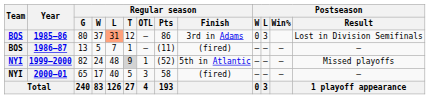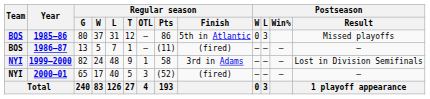(114, 37) lightsalmon background -> (114, 37) no background
(215, 37) 3rd in Adams -> (215, 37) 5th in Atlantic
(359, 37) Lost in Division Semifinals -> (359, 37) Missed playoffs
(130, 62) lightgrey background -> (130, 62) no background
(166, 62) (52) -> (166, 62) 58
(215, 62) 5th in Atlantic -> (215, 62) 3rd in Adams
(359, 62) Missed playoffs -> (359, 62) Lost in Division Semifinals
(166, 75) 58 -> (166, 75) (52)
